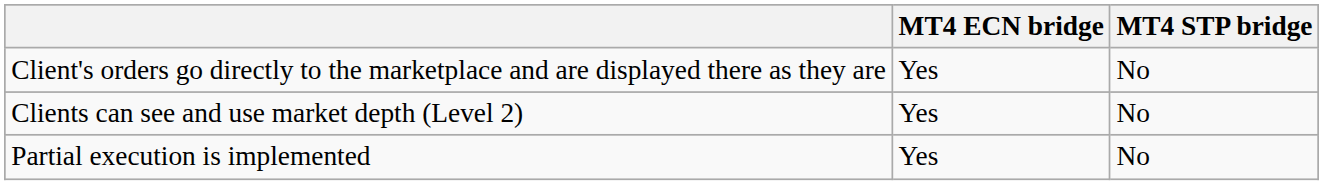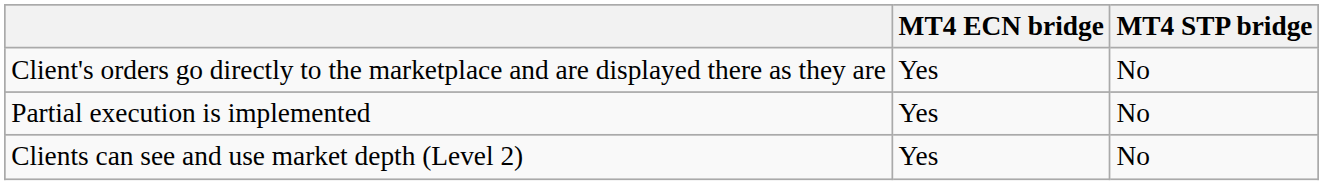rows swapped: (267, 112) <-> (191, 156)
